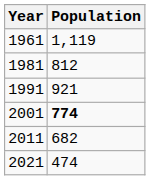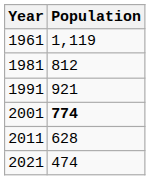(65, 139) 682 -> (65, 139) 628
